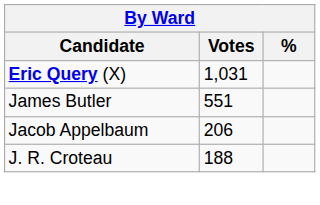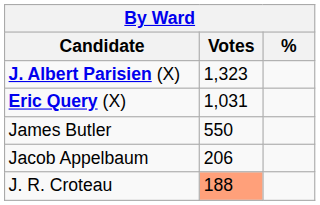+ row: (94, 74)
(218, 102) 551 -> (218, 130) 550
(218, 158) no background -> (218, 185) lightsalmon background
